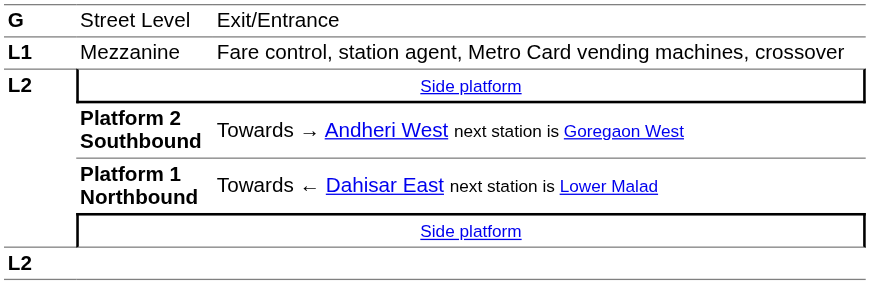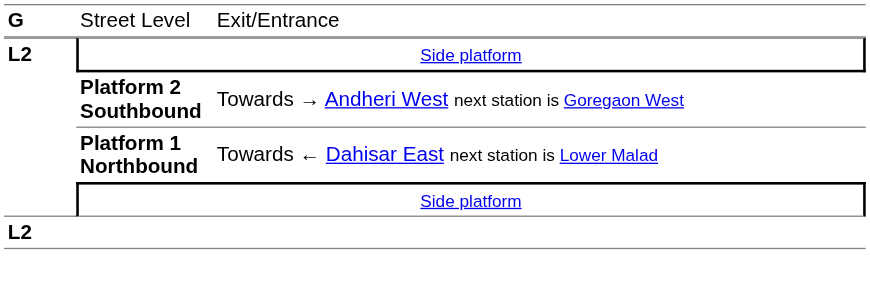- row: (130, 52)
